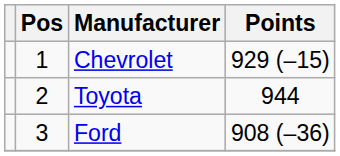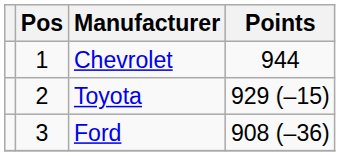(280, 60) 929 (–15) -> (280, 60) 944
(280, 96) 944 -> (280, 96) 929 (–15)
